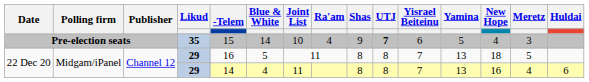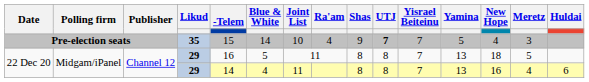(420, 41) 6 -> (420, 41) 7
